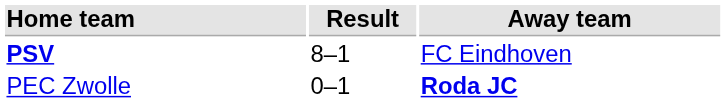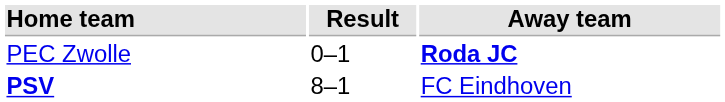rows swapped: (69, 86) <-> (30, 53)
